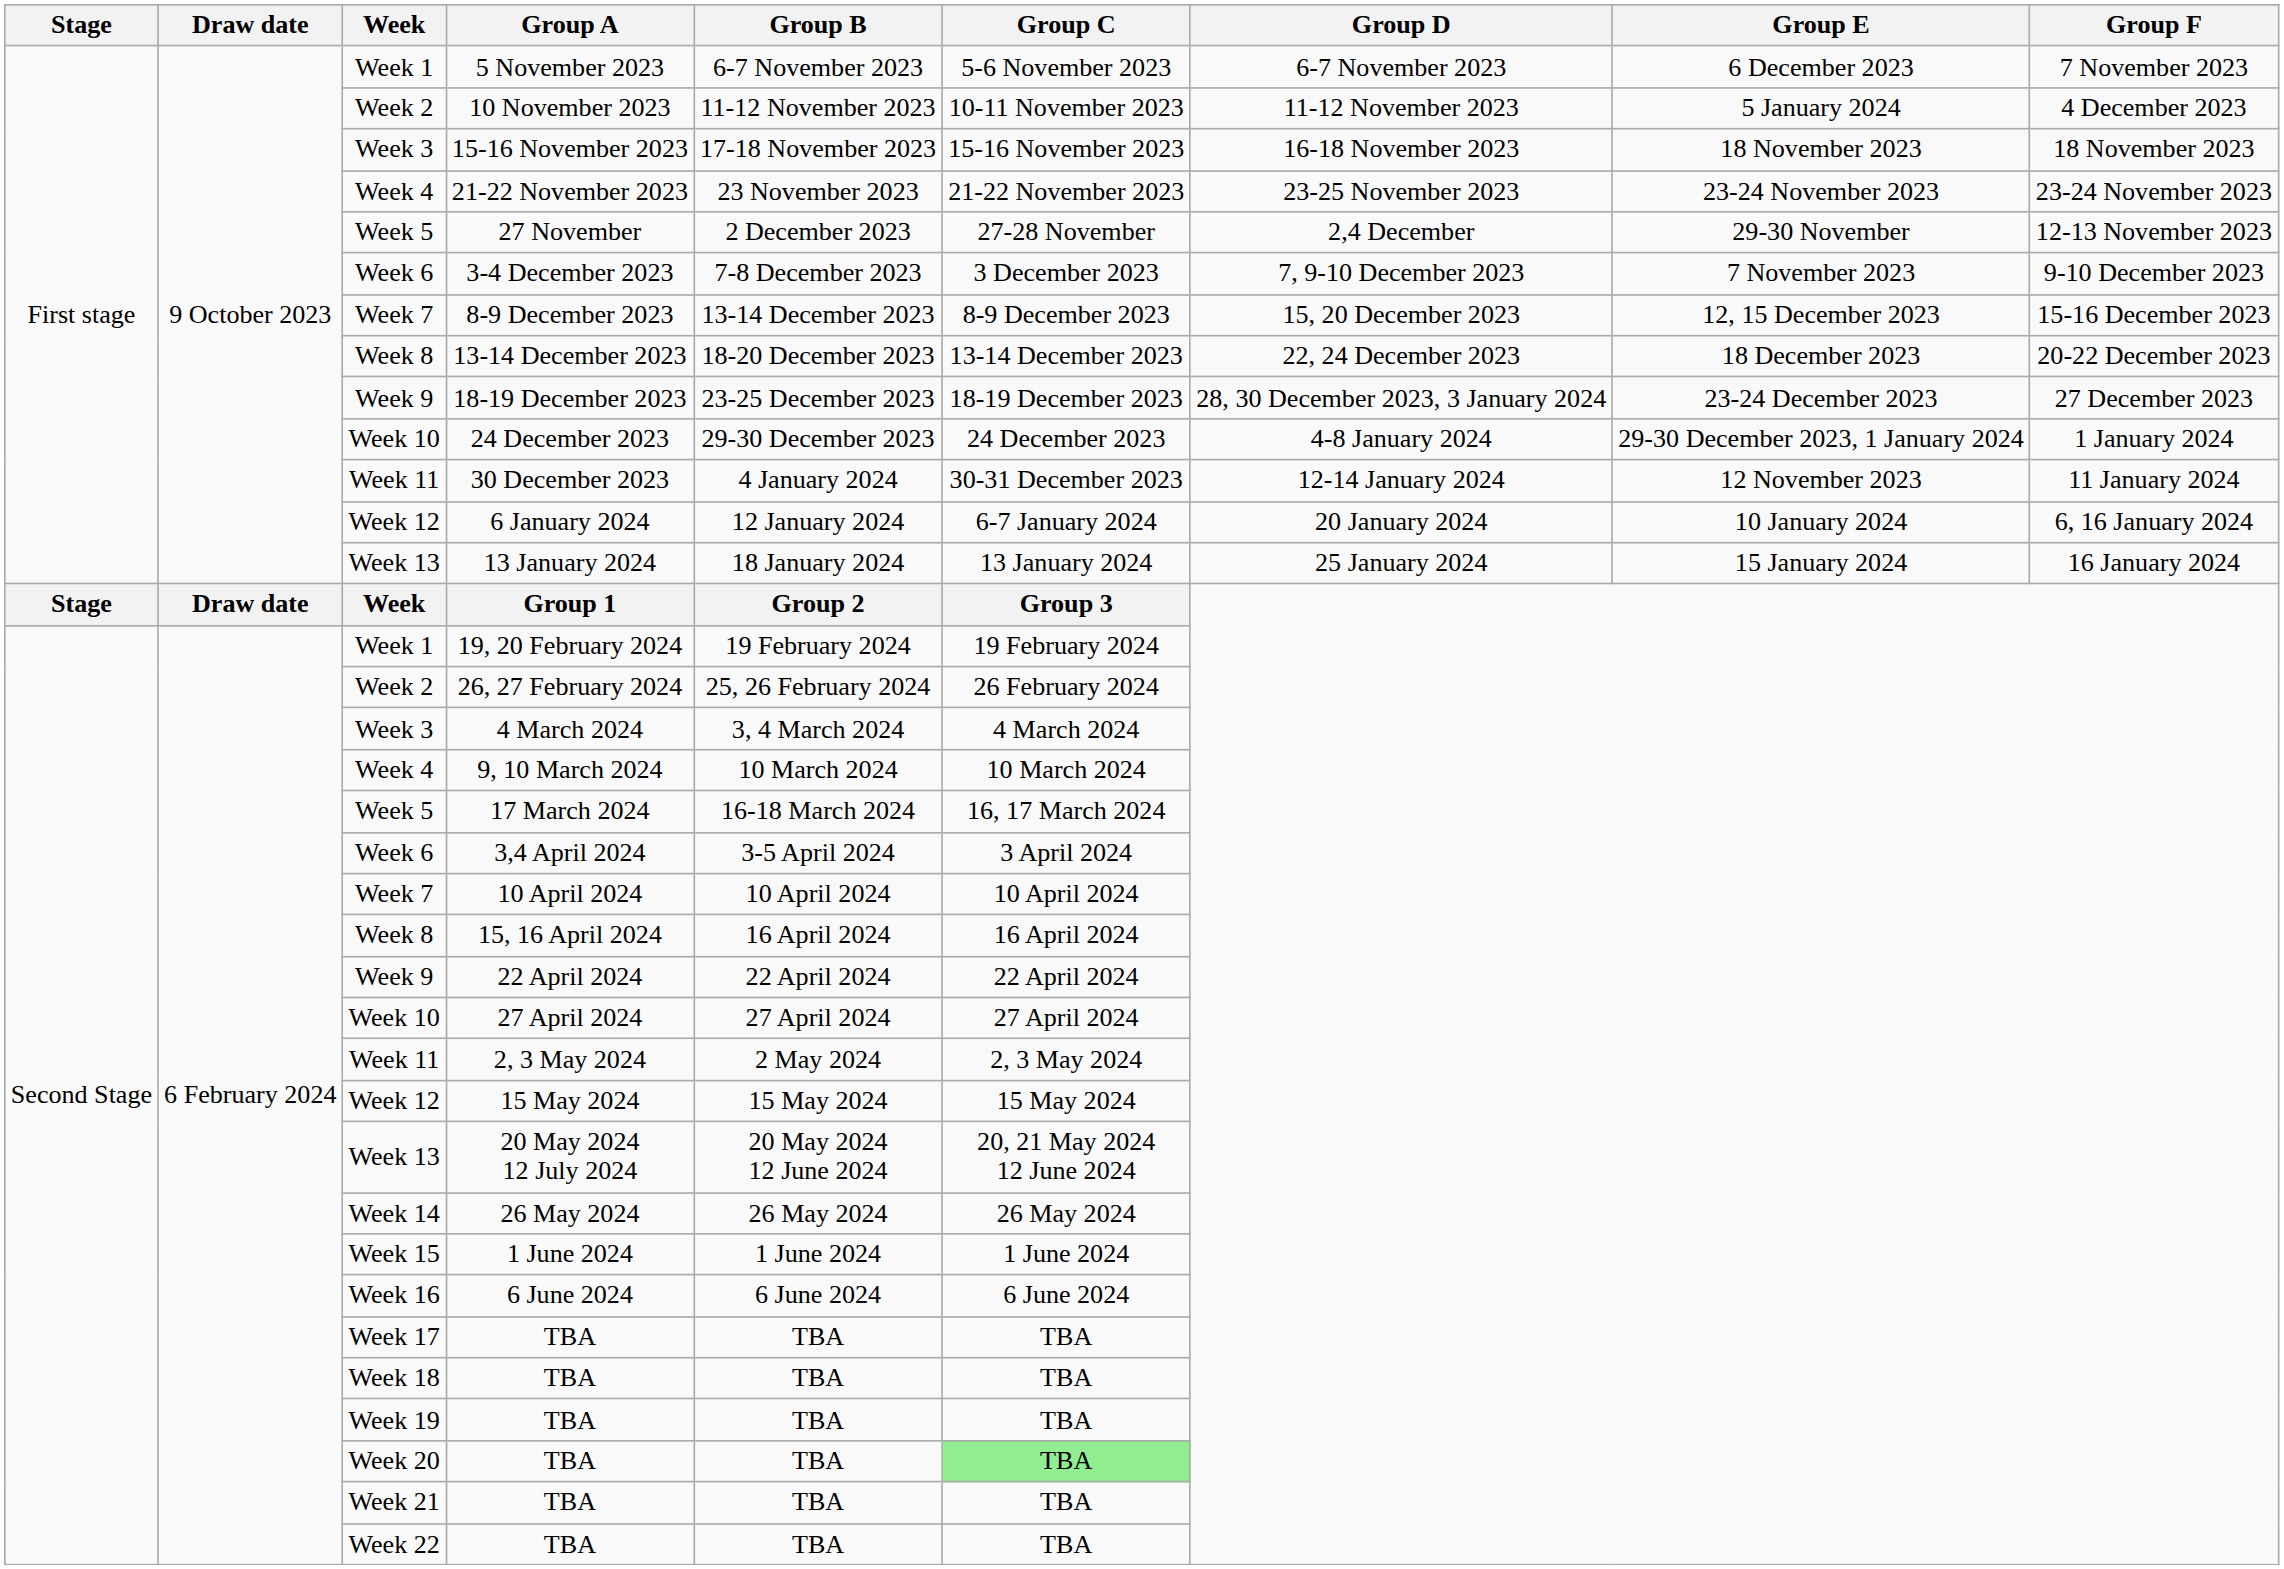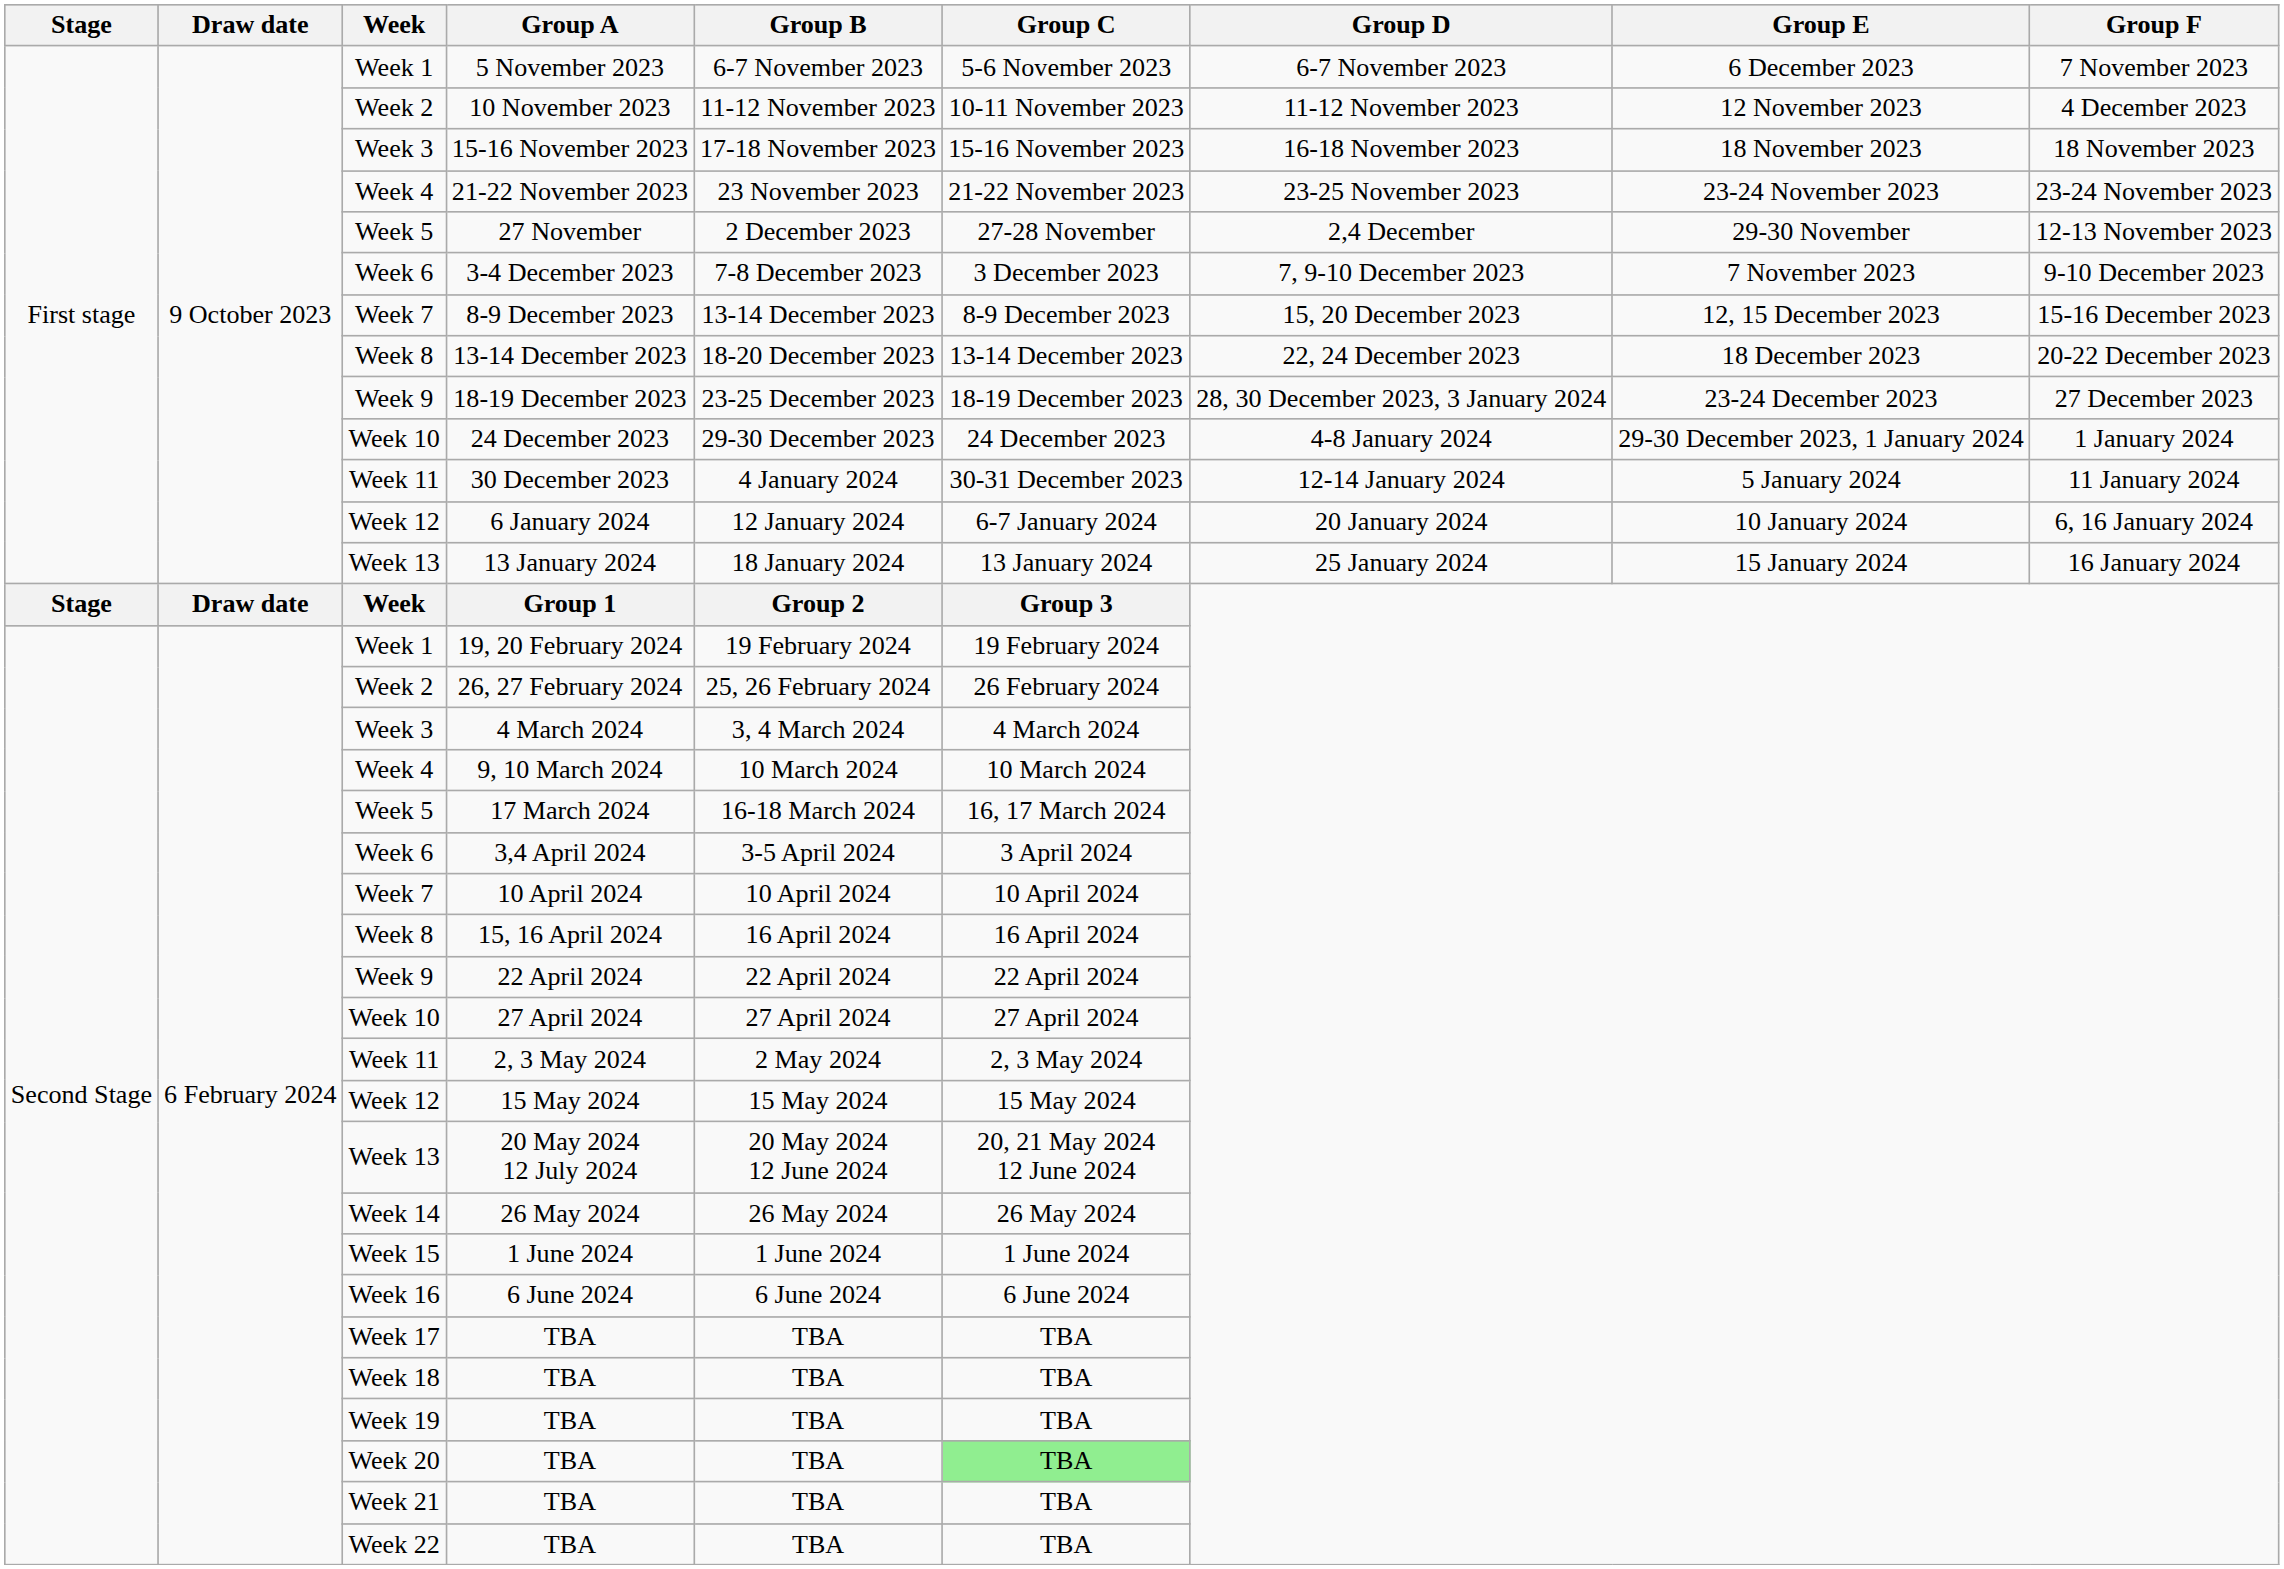(1821, 107) 5 January 2024 -> (1821, 107) 12 November 2023
(1821, 480) 12 November 2023 -> (1821, 480) 5 January 2024
